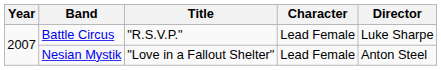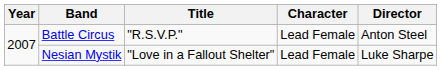(397, 34) Luke Sharpe -> (394, 34) Anton Steel
(394, 55) Anton Steel -> (397, 55) Luke Sharpe
